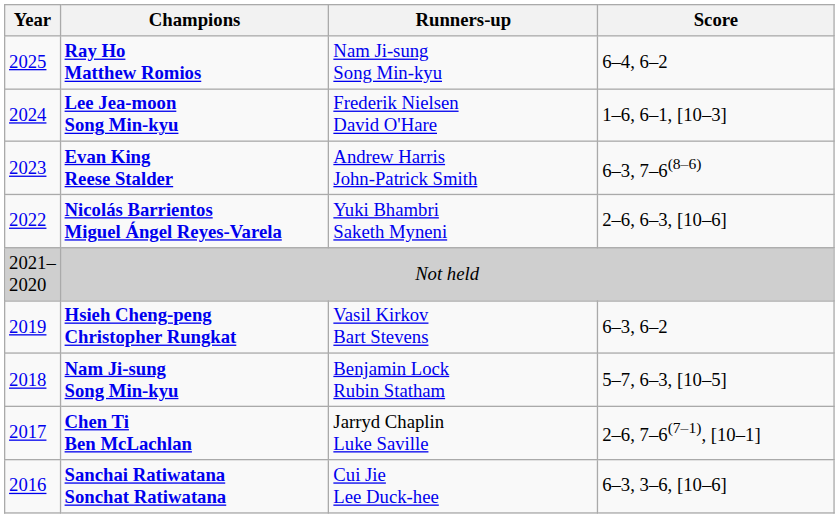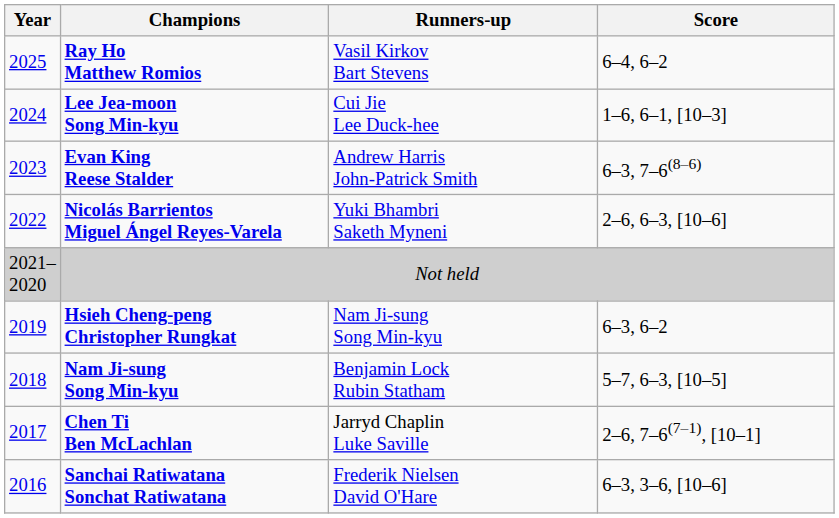(388, 62) Nam Ji-sung Song Min-kyu -> (381, 62) Vasil Kirkov Bart Stevens
(396, 115) Frederik Nielsen David O'Hare -> (386, 115) Cui Jie Lee Duck-hee
(381, 327) Vasil Kirkov Bart Stevens -> (388, 327) Nam Ji-sung Song Min-kyu
(386, 486) Cui Jie Lee Duck-hee -> (396, 486) Frederik Nielsen David O'Hare
